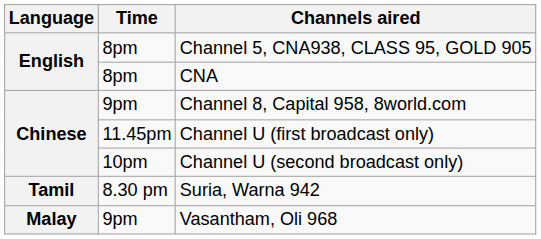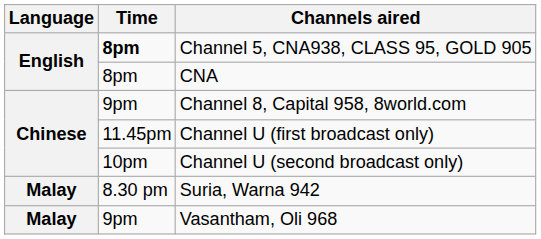(120, 47) normal -> (121, 47) bold
(51, 190) Tamil -> (51, 190) Malay
